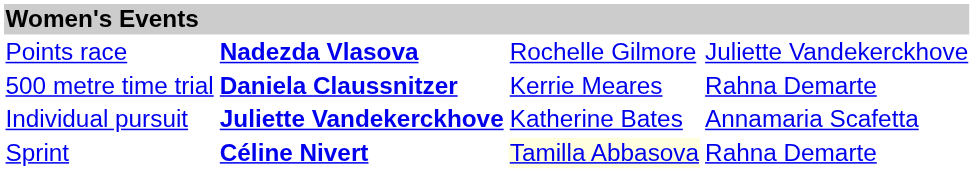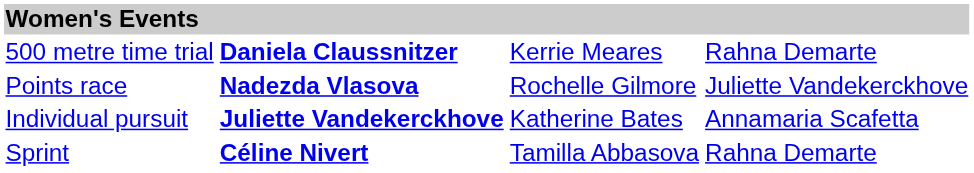rows swapped: (110, 85) <-> (66, 52)
(604, 152) lightyellow background -> (604, 152) no background
